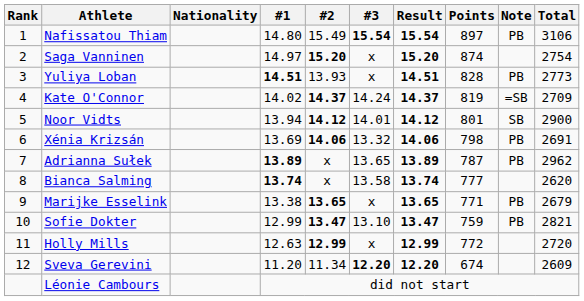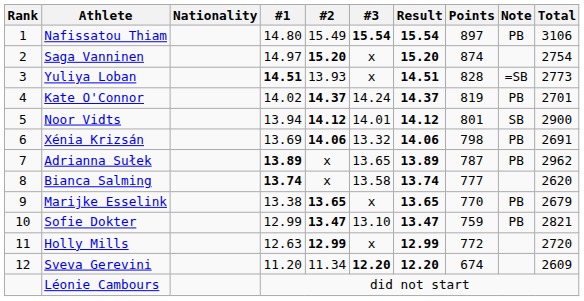(516, 77) PB -> (516, 77) =SB
(516, 98) =SB -> (516, 98) PB
(557, 98) 2709 -> (557, 98) 2701
(472, 202) 771 -> (472, 202) 770
